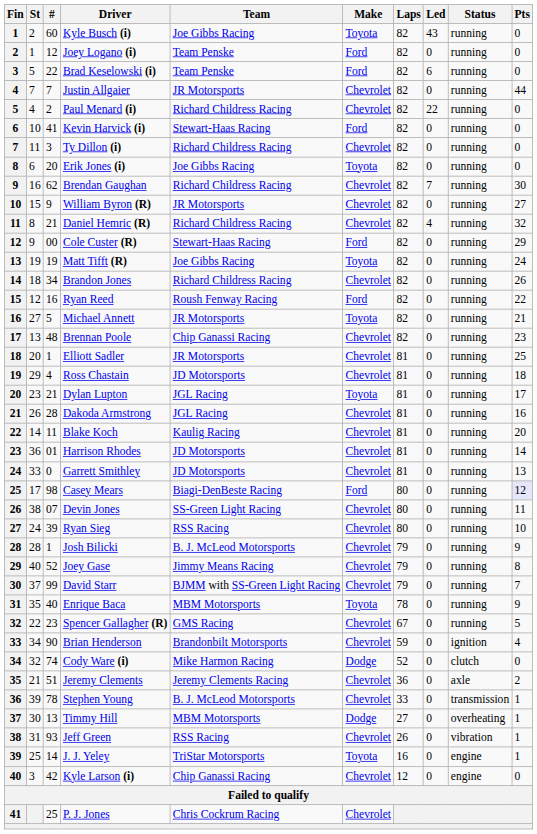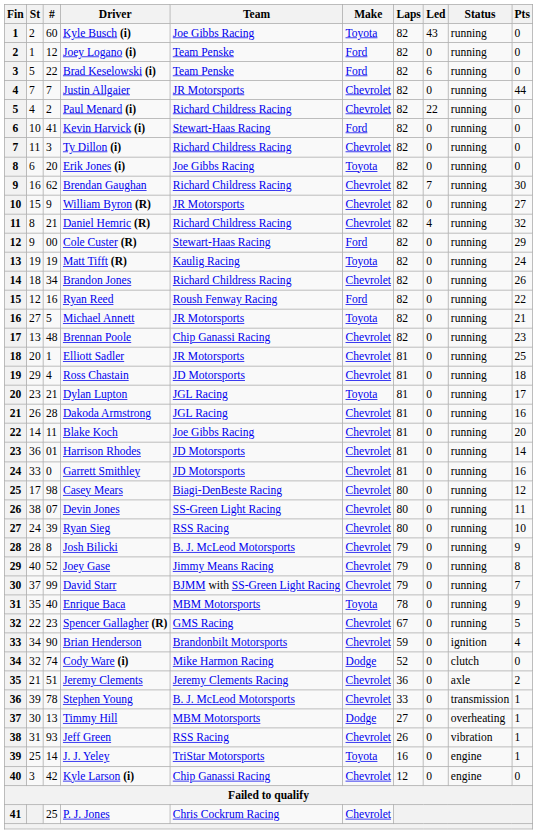(214, 261) Joe Gibbs Racing -> (206, 261) Kaulig Racing
(206, 433) Kaulig Racing -> (214, 433) Joe Gibbs Racing
(520, 471) 13 -> (520, 471) 16
(356, 490) Ford -> (368, 490) Chevrolet
(520, 490) lavender background -> (520, 490) no background
(49, 547) 1 -> (49, 547) 8
